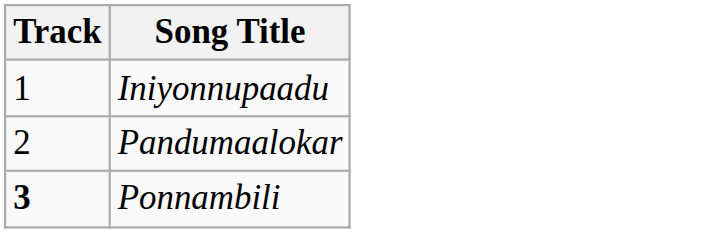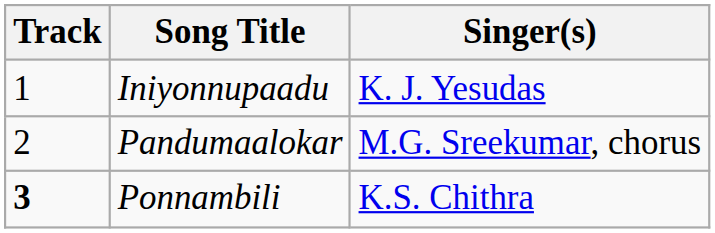+ column: (530, 32)
